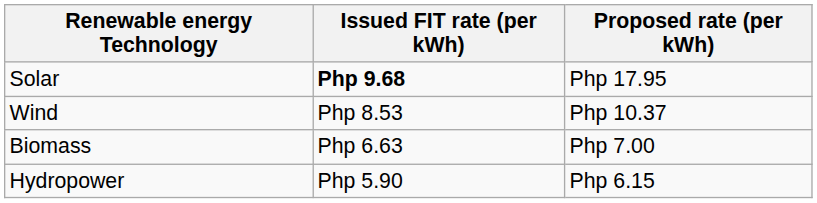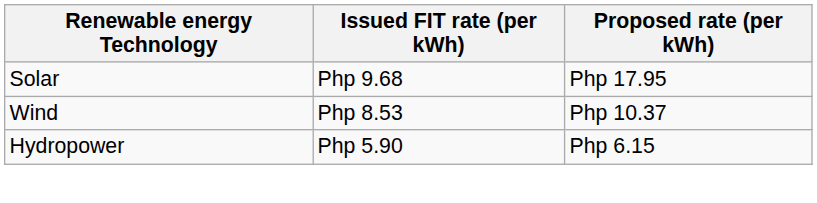(361, 79) bold -> (360, 79) normal
- row: (50, 146)
